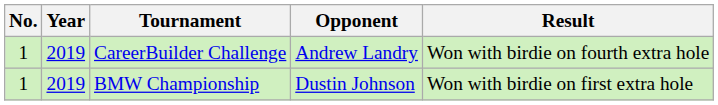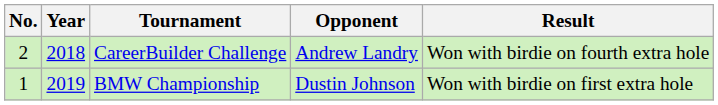(23, 52) 1 -> (23, 52) 2
(66, 52) 2019 -> (66, 52) 2018
